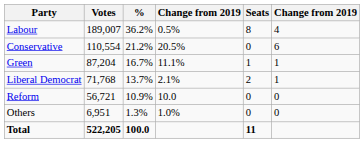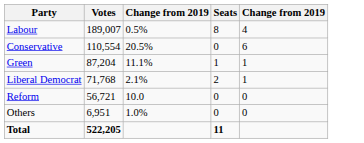- column: (139, 12)
